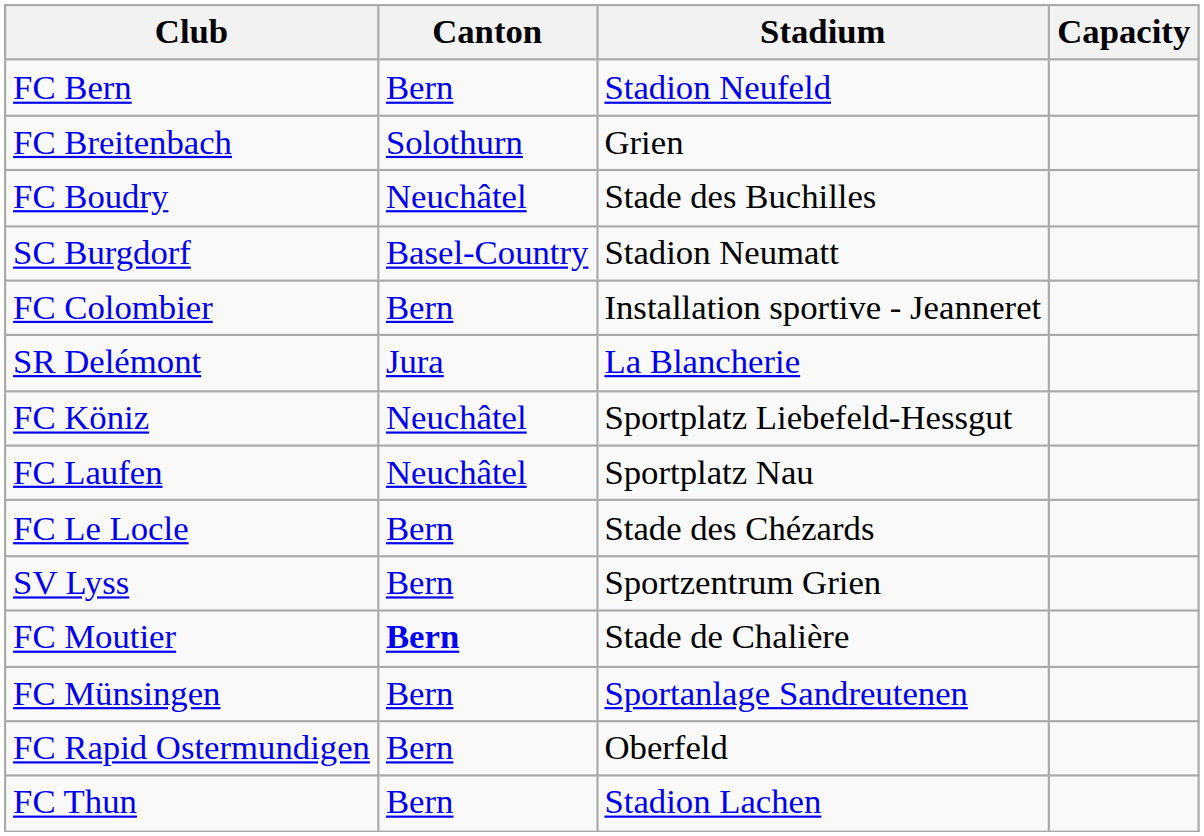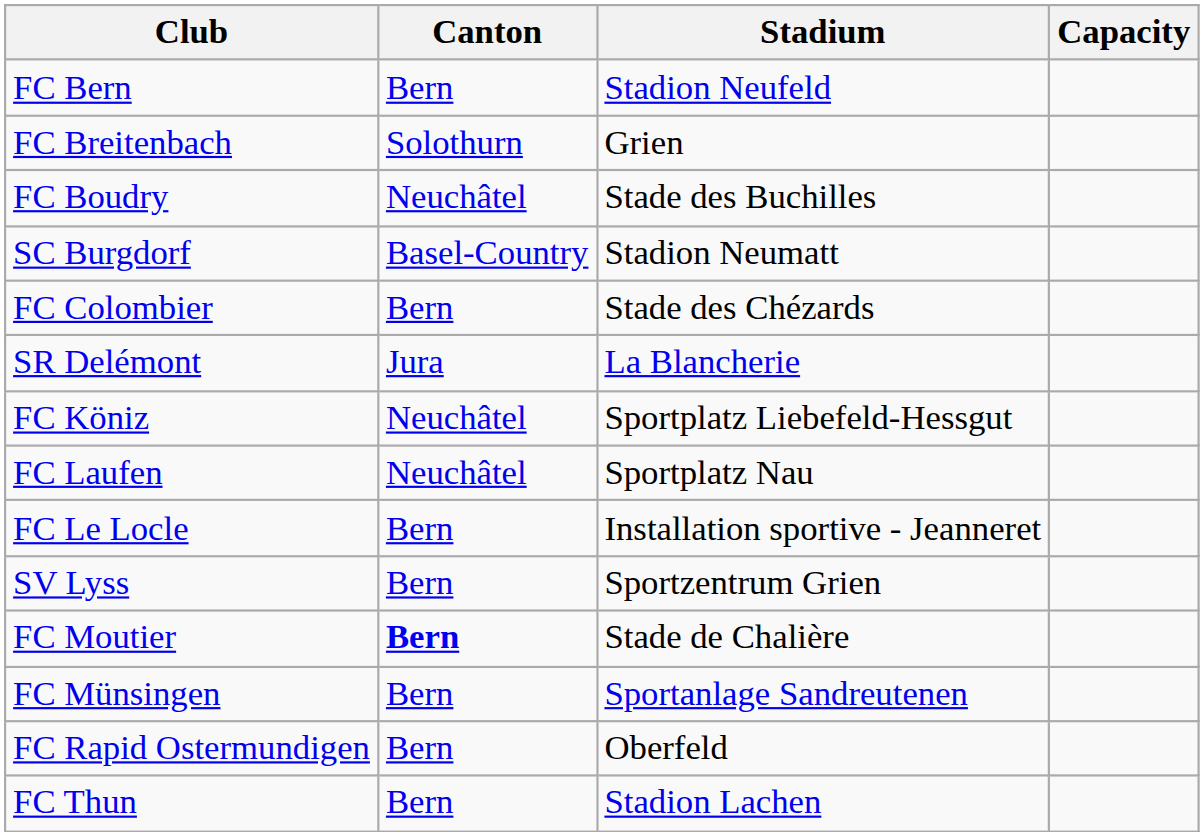(823, 307) Installation sportive - Jeanneret -> (739, 307) Stade des Chézards
(739, 527) Stade des Chézards -> (823, 527) Installation sportive - Jeanneret
